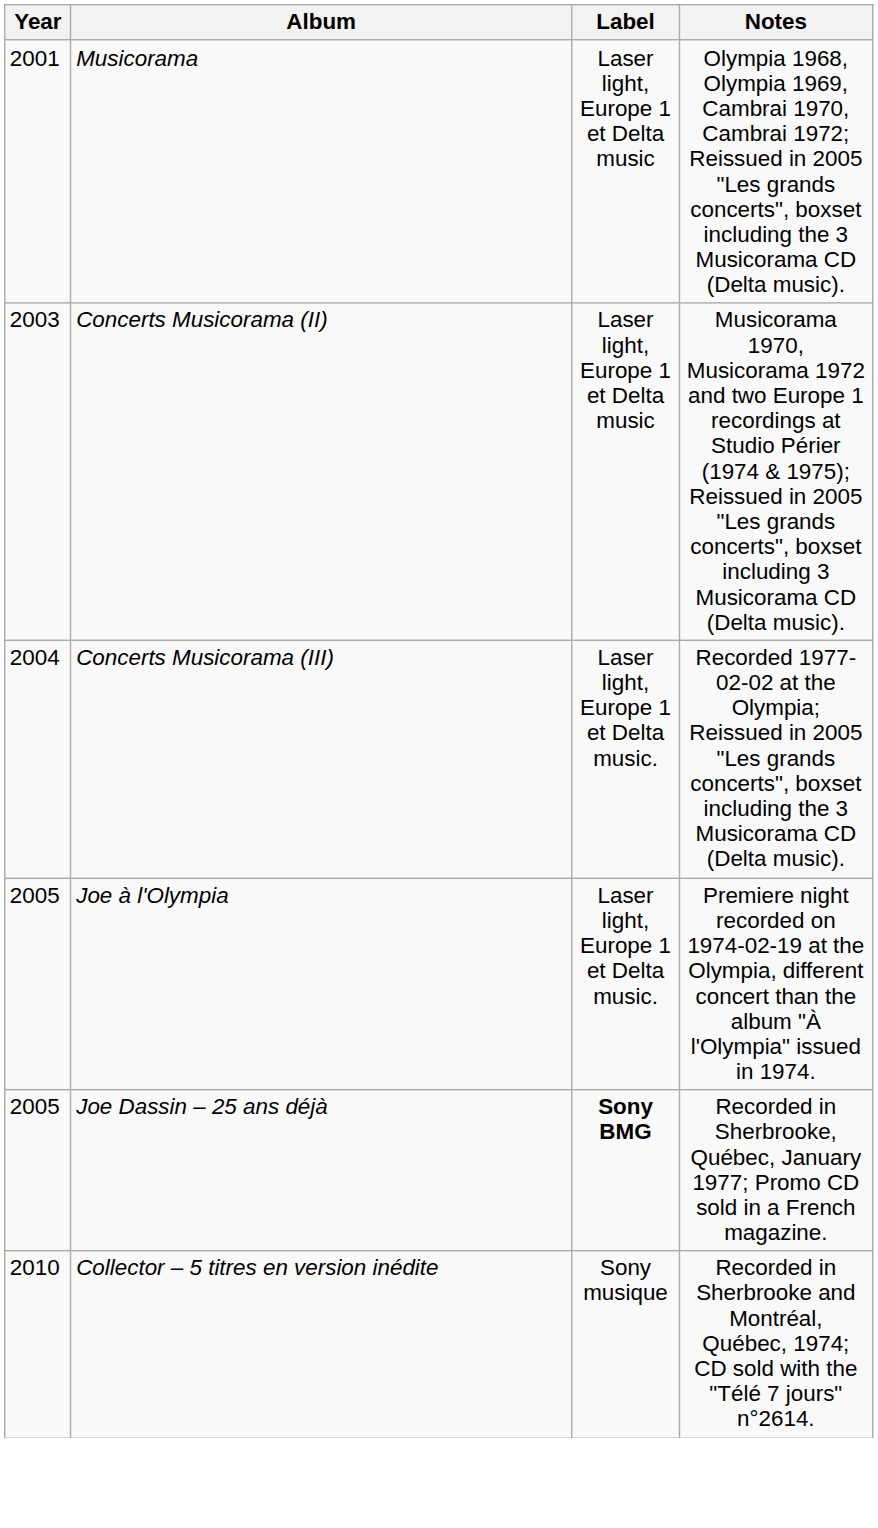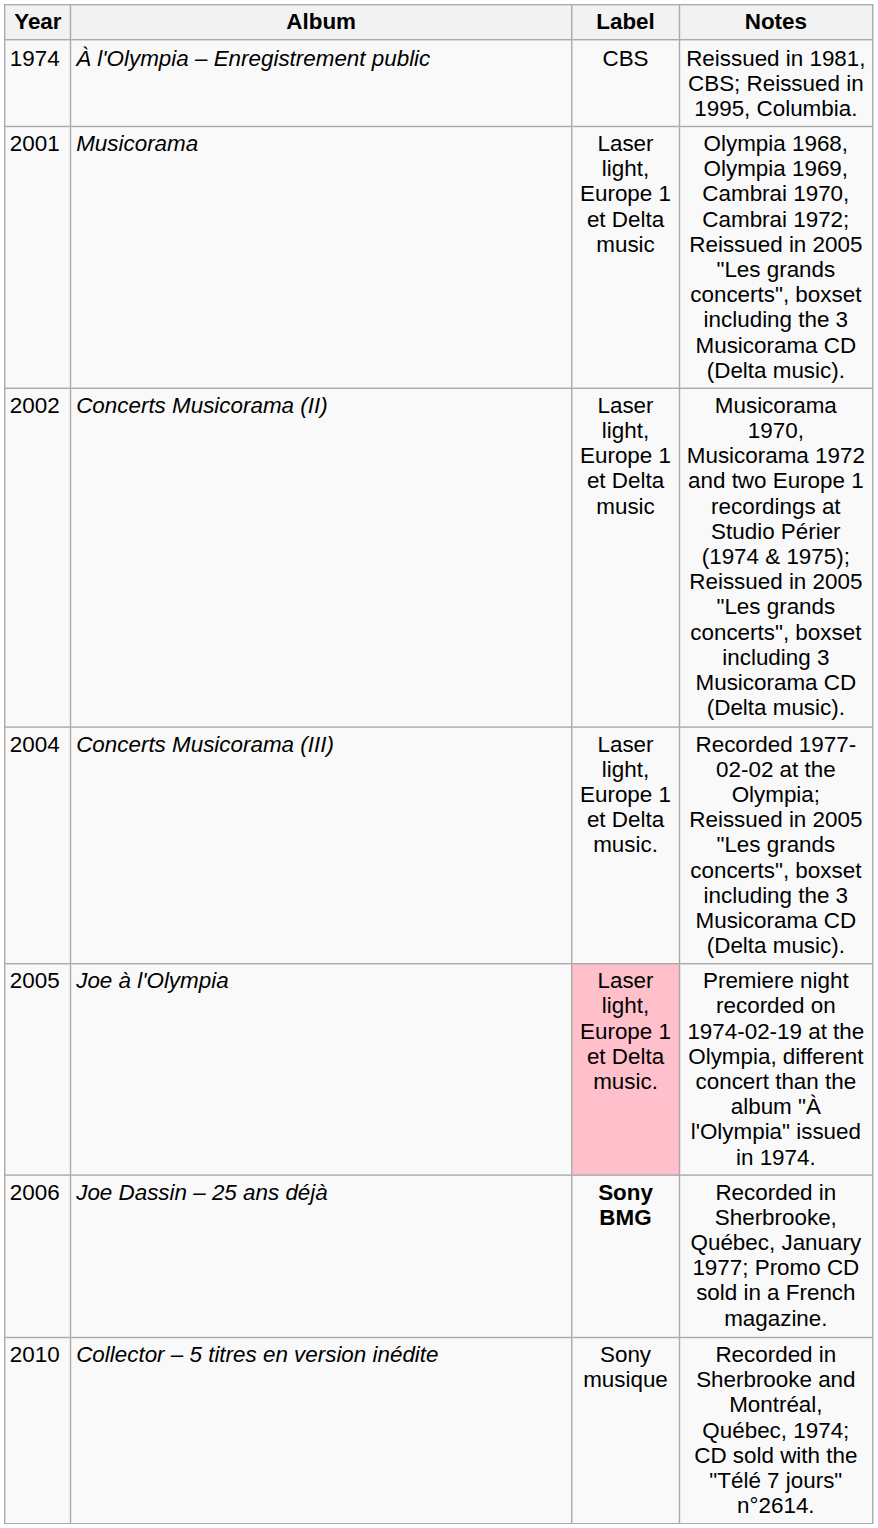+ row: (253, 57)
(35, 320) 2003 -> (35, 406) 2002
(626, 945) no background -> (626, 1031) pink background
(35, 1107) 2005 -> (35, 1193) 2006
